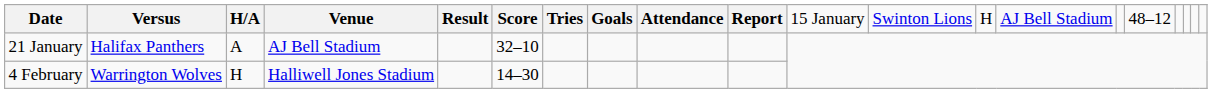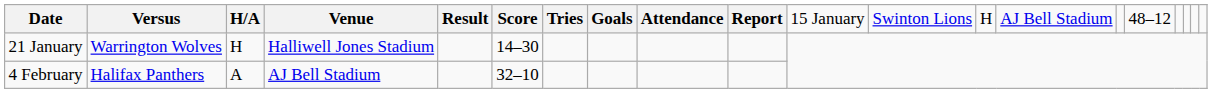(147, 46) Halifax Panthers -> (156, 46) Warrington Wolves
(236, 46) A -> (236, 46) H
(324, 46) AJ Bell Stadium -> (351, 46) Halliwell Jones Stadium
(518, 46) 32–10 -> (518, 46) 14–30
(156, 74) Warrington Wolves -> (147, 74) Halifax Panthers
(236, 74) H -> (236, 74) A
(351, 74) Halliwell Jones Stadium -> (324, 74) AJ Bell Stadium
(518, 74) 14–30 -> (518, 74) 32–10
